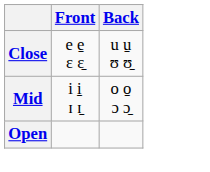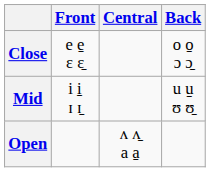+ column: (130, 17)
(121, 53) u u̠ ʊ ʊ̠ -> (183, 53) o o̠ ɔ ɔ̠
(121, 98) o o̠ ɔ ɔ̠ -> (183, 98) u u̠ ʊ ʊ̠
